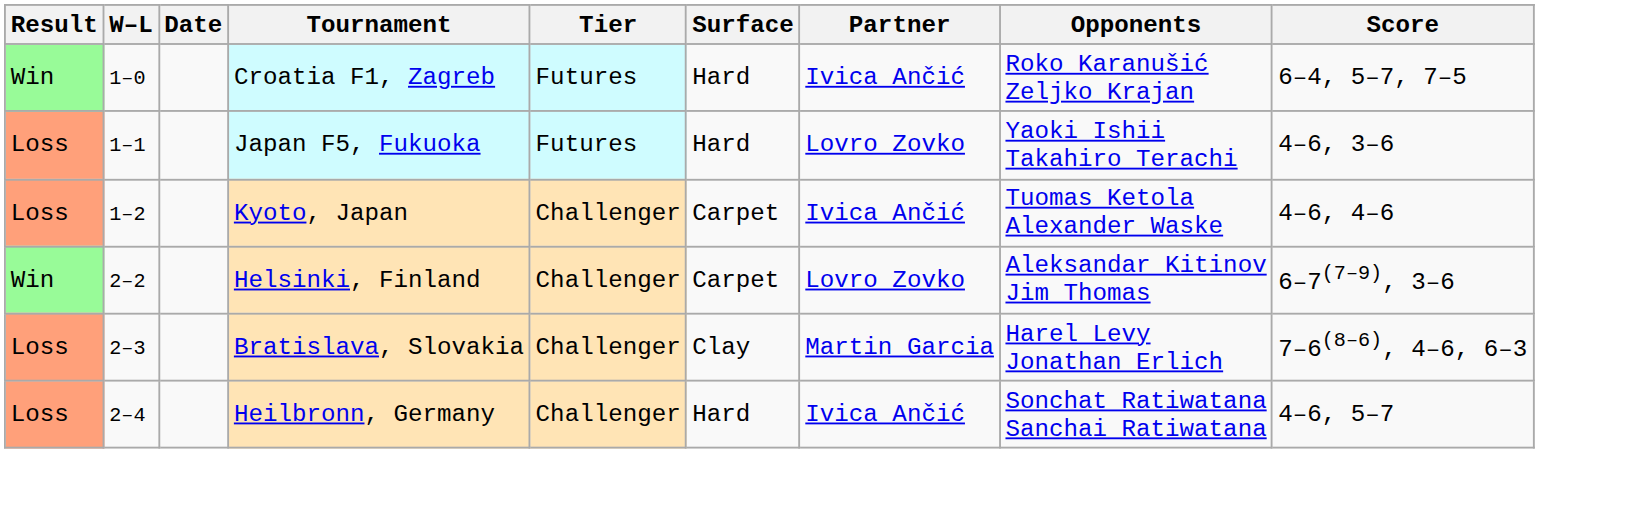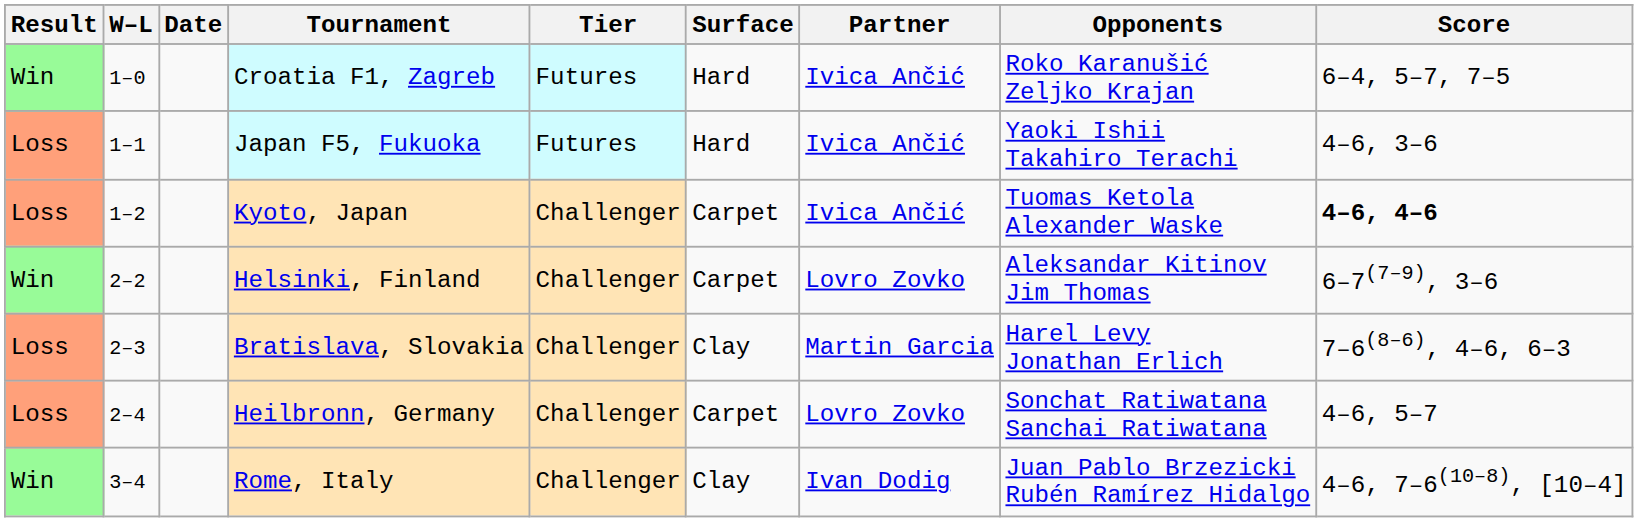(885, 145) Lovro Zovko -> (885, 145) Ivica Ančić
(1336, 213) normal -> (1380, 213) bold
(721, 415) Hard -> (736, 415) Carpet
(885, 415) Ivica Ančić -> (885, 415) Lovro Zovko
+ row: (314, 482)
